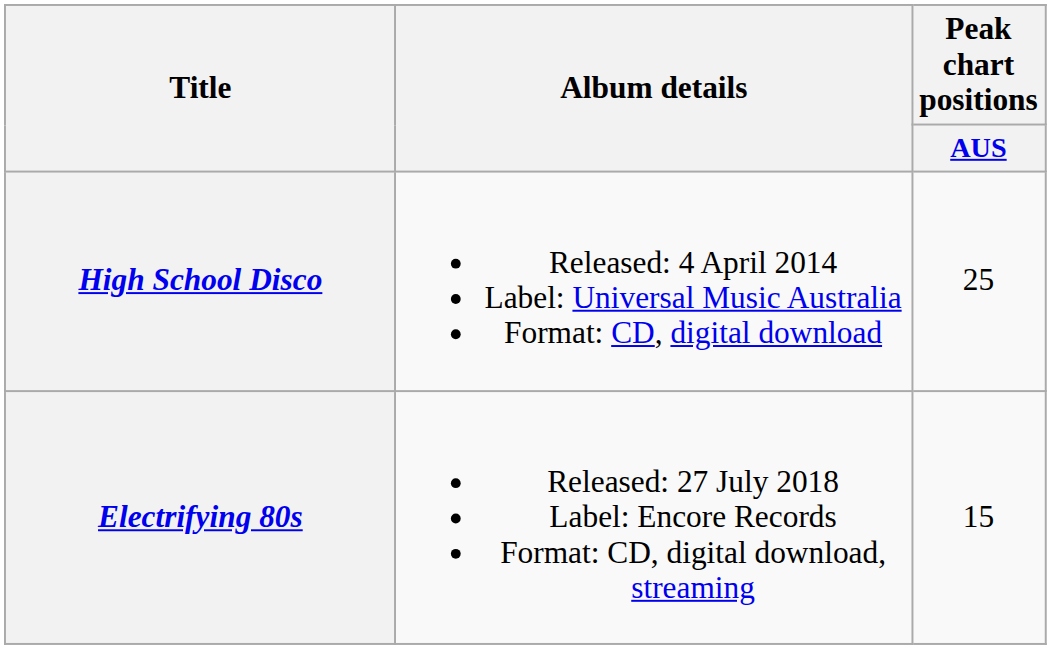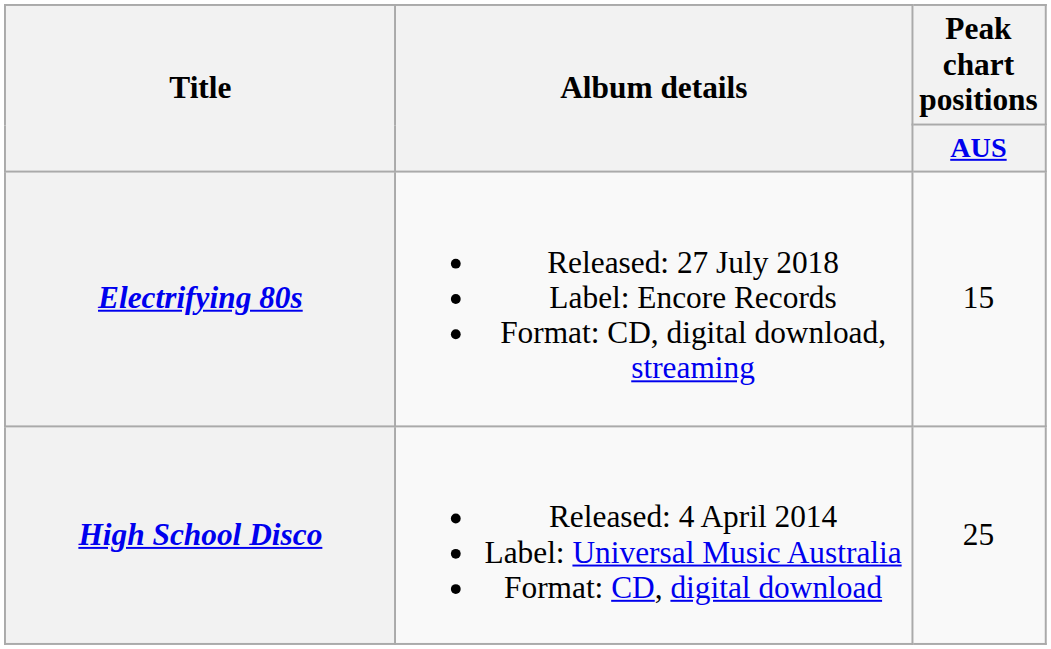rows swapped: (200, 280) <-> (200, 516)
